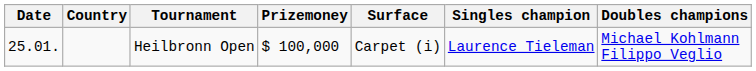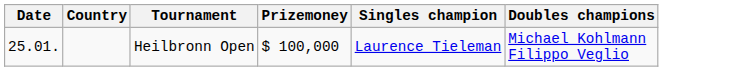- column: (398, 16)
